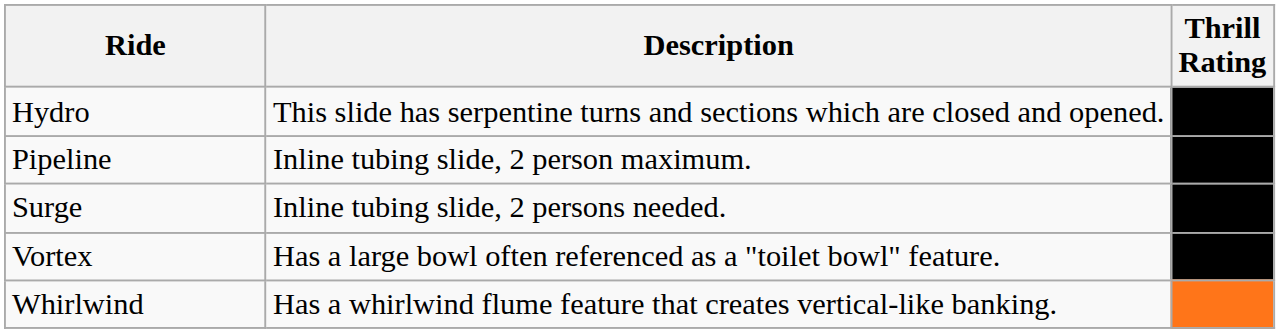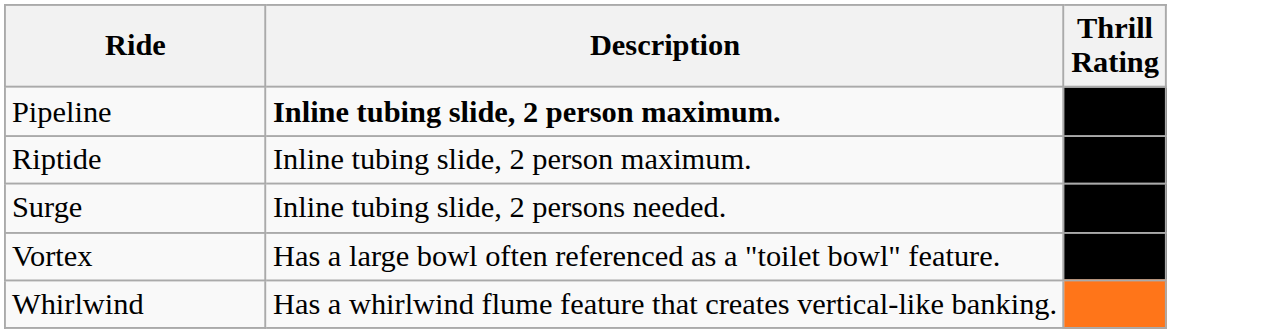- row: (51, 111)
(512, 159) normal -> (527, 111) bold
+ row: (57, 159)
